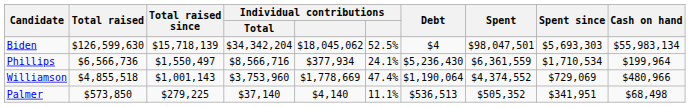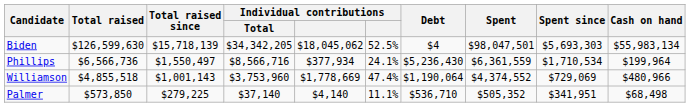(259, 45) $34,342,204 -> (259, 45) $34,342,205
(433, 94) $536,513 -> (433, 94) $536,710
